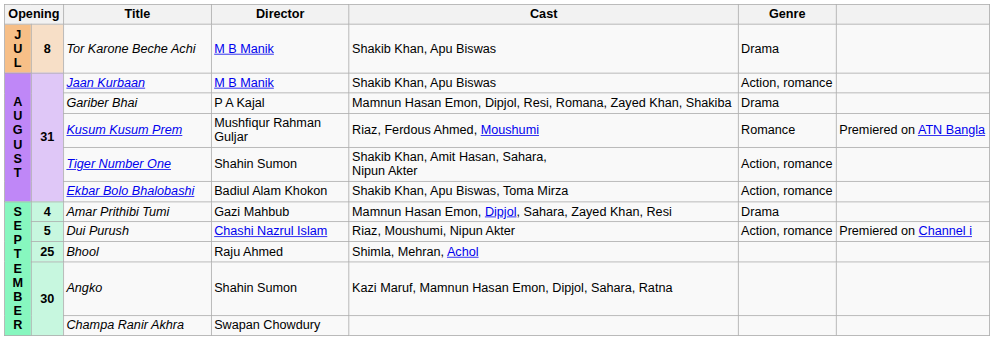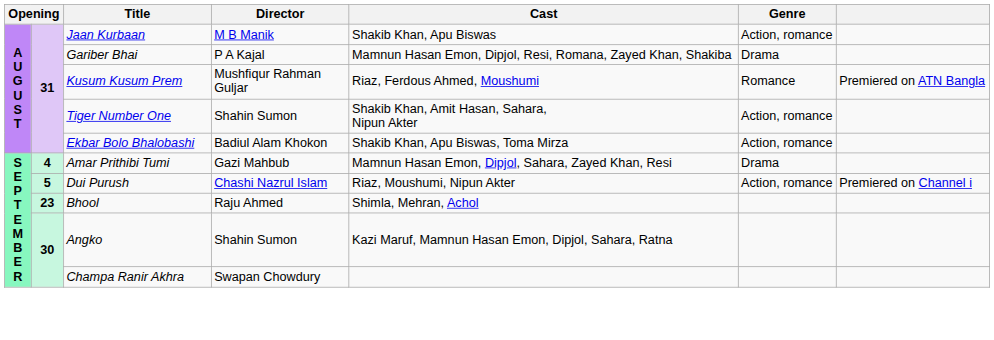- row: (131, 48)
(47, 251) 25 -> (47, 203) 23
